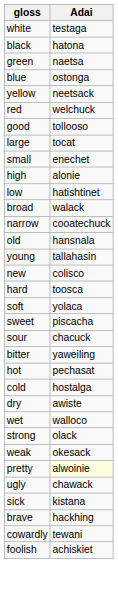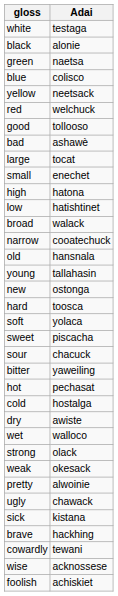(68, 45) hatona -> (66, 45) alonie
(71, 77) ostonga -> (68, 77) colisco
+ row: (15, 142)
(66, 175) alonie -> (68, 191) hatona
(68, 273) colisco -> (71, 289) ostonga
(71, 468) lightyellow background -> (71, 485) no background
+ row: (17, 566)
